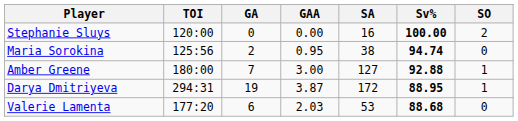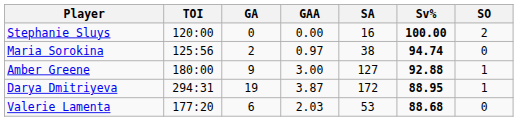(309, 51) 0.95 -> (309, 51) 0.97
(251, 70) 7 -> (251, 70) 9
